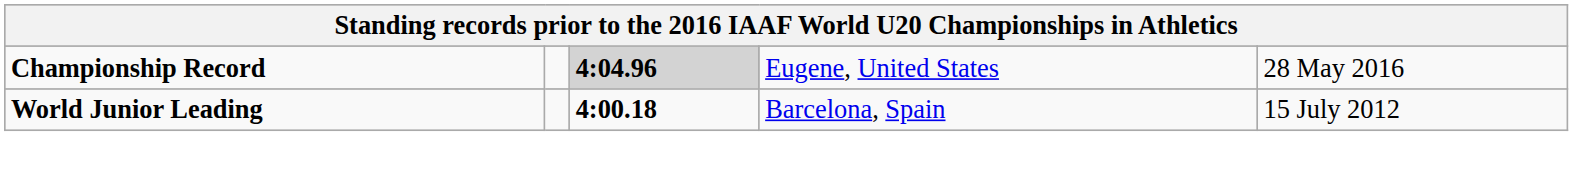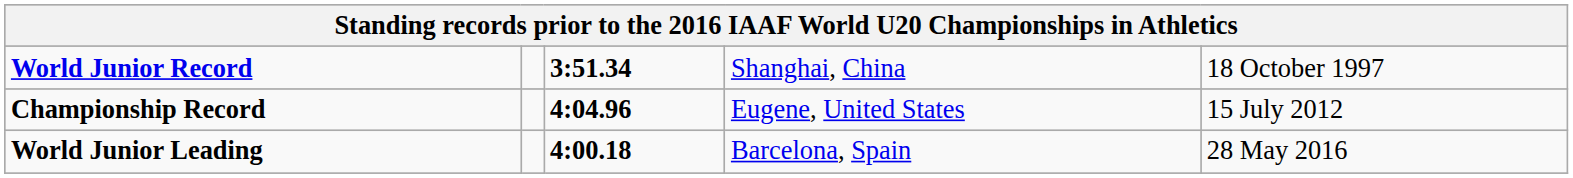+ row: (132, 67)
(616, 67) lightgrey background -> (591, 109) no background
(1334, 67) 28 May 2016 -> (1275, 109) 15 July 2012
(1332, 109) 15 July 2012 -> (1277, 151) 28 May 2016
